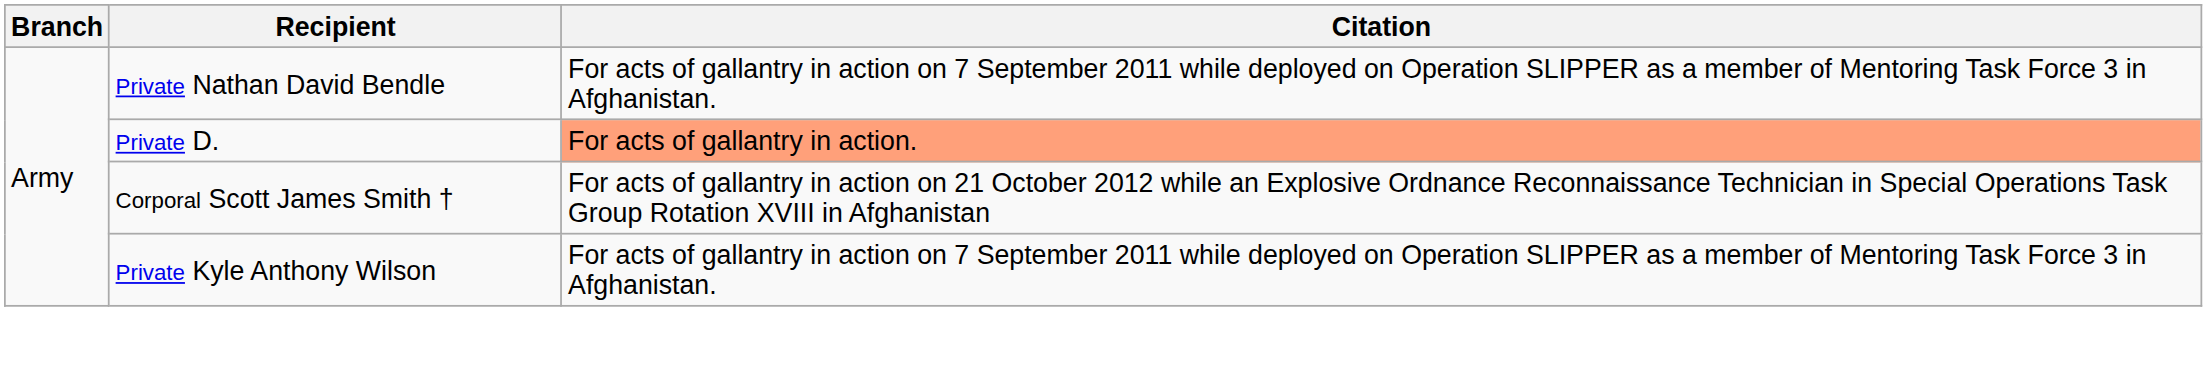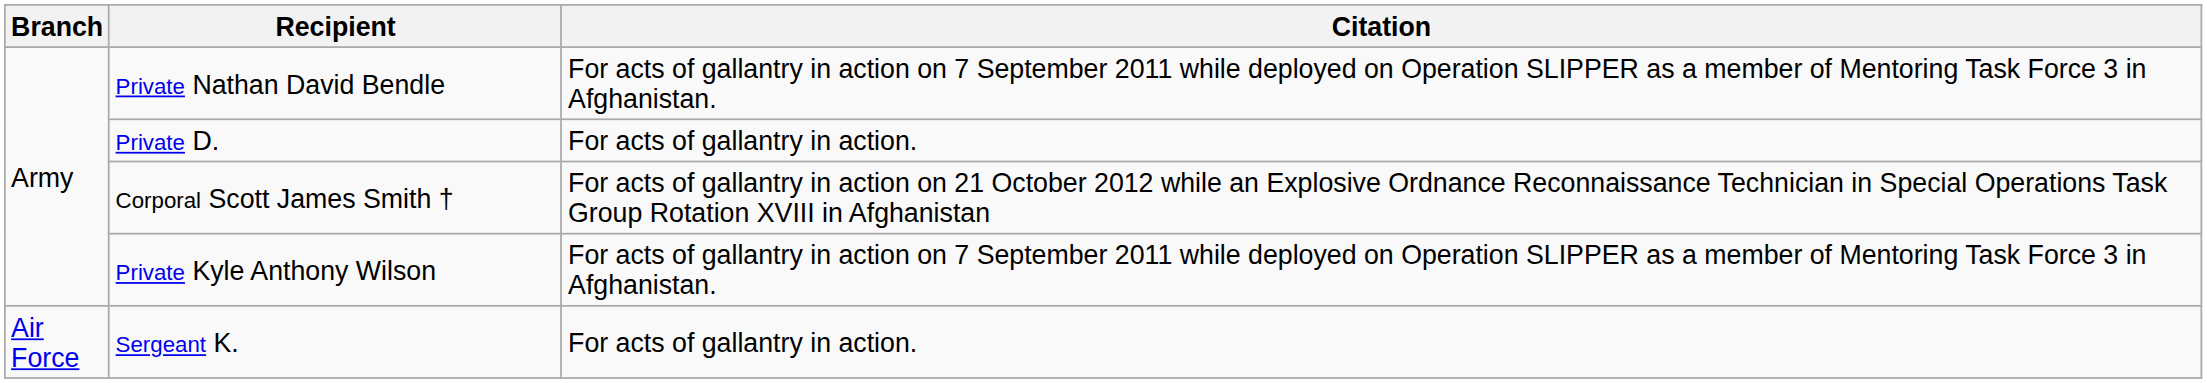(743, 141) lightsalmon background -> (743, 141) no background
+ row: (177, 343)
